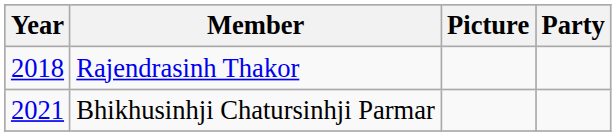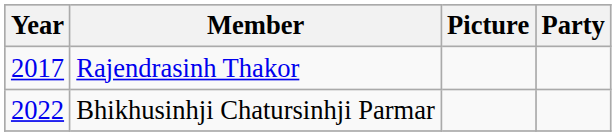(38, 67) 2018 -> (38, 67) 2017
(38, 109) 2021 -> (38, 109) 2022
